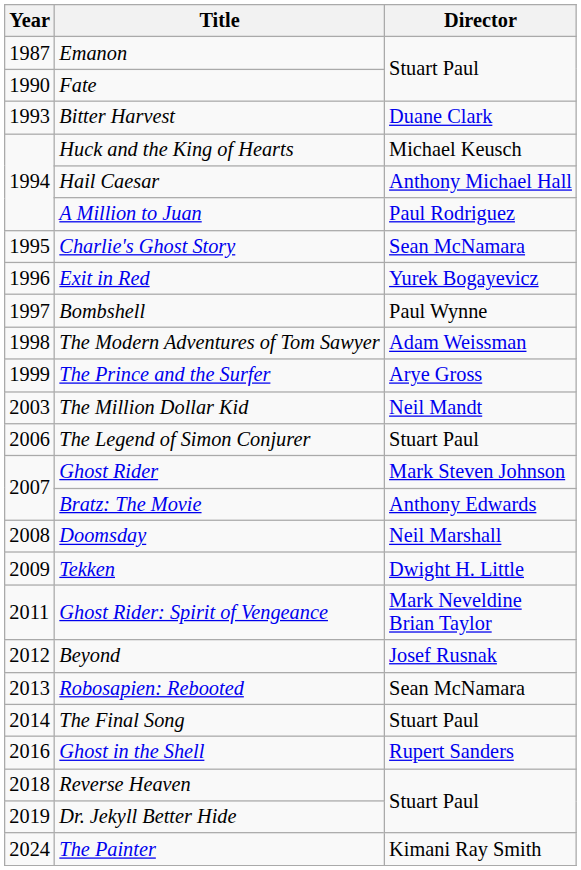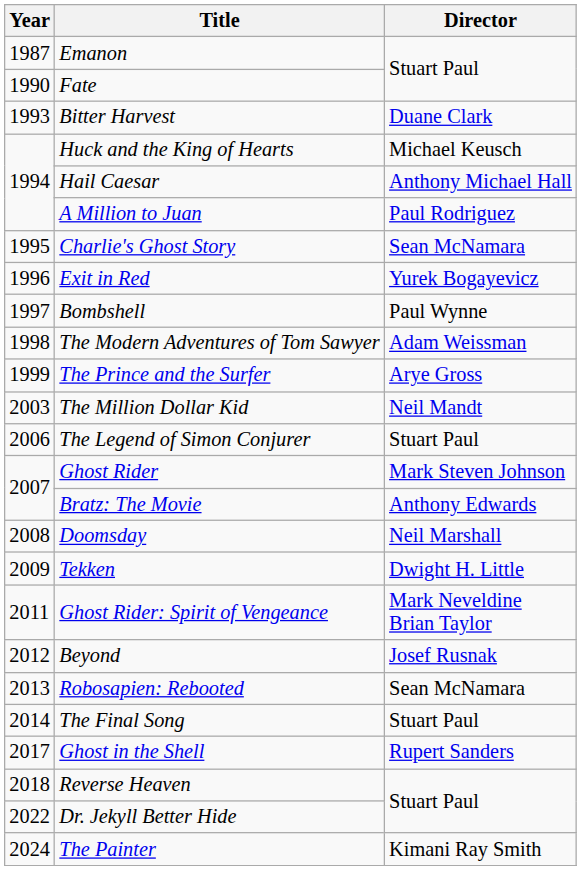(30, 752) 2016 -> (30, 752) 2017
(30, 816) 2019 -> (30, 816) 2022
